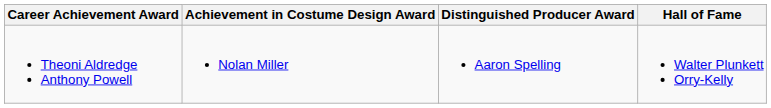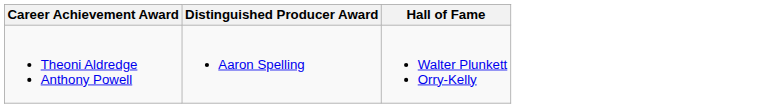- column: (310, 15)
